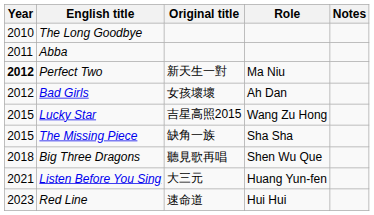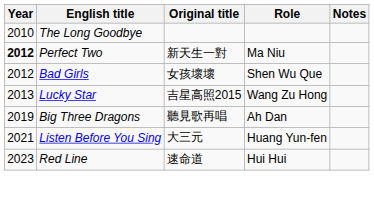- row: (53, 52)
(267, 93) Ah Dan -> (285, 74) Shen Wu Que
(20, 114) 2015 -> (20, 95) 2013
- row: (88, 136)
(20, 157) 2018 -> (20, 117) 2019
(285, 157) Shen Wu Que -> (267, 117) Ah Dan
